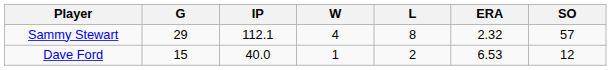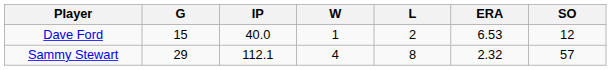rows swapped: (73, 34) <-> (73, 55)
